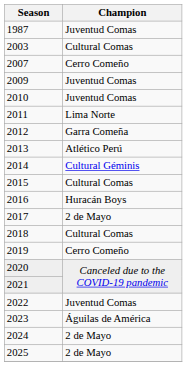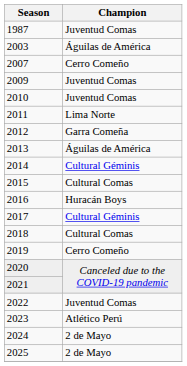(99, 47) Cultural Comas -> (108, 47) Águilas de América
(94, 149) Atlético Perú -> (108, 149) Águilas de América
(88, 217) 2 de Mayo -> (102, 217) Cultural Géminis
(108, 319) Águilas de América -> (94, 319) Atlético Perú
